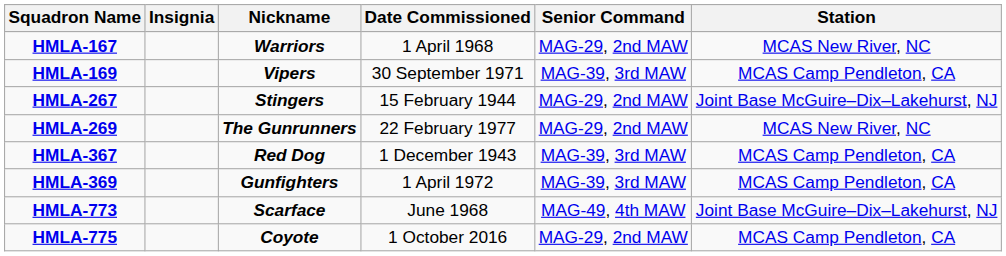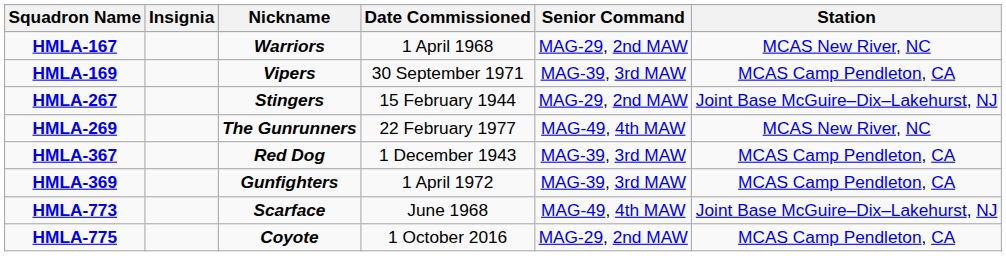(613, 127) MAG-29, 2nd MAW -> (613, 127) MAG-49, 4th MAW
